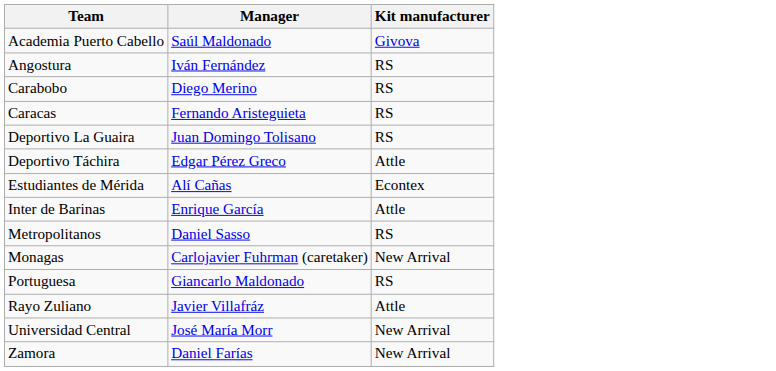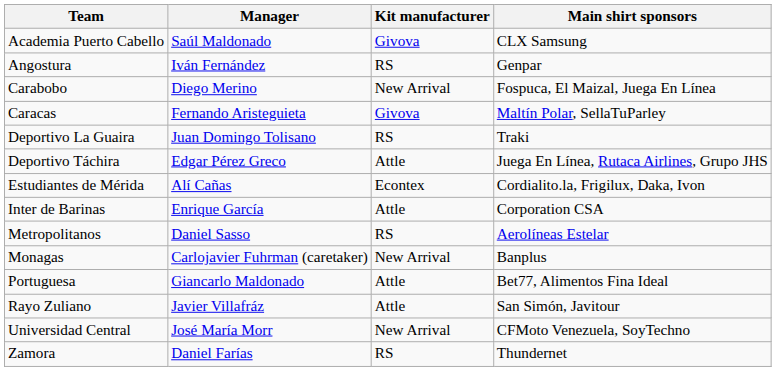+ column: (632, 16)
(384, 88) RS -> (413, 88) New Arrival
(384, 112) RS -> (397, 112) Givova
(384, 281) RS -> (390, 281) Attle
(413, 354) New Arrival -> (384, 354) RS
